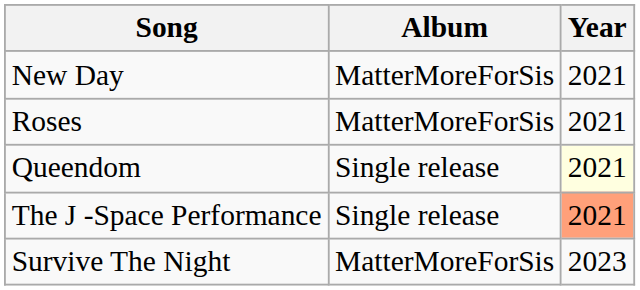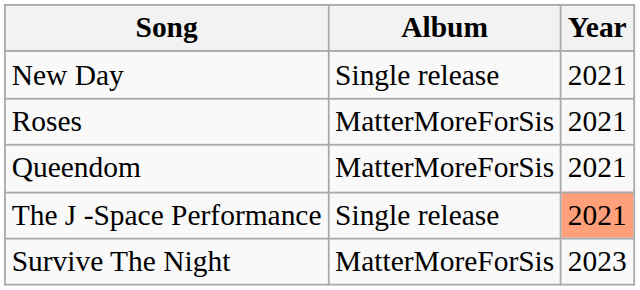(445, 74) MatterMoreForSis -> (417, 74) Single release
(417, 167) Single release -> (445, 167) MatterMoreForSis
(597, 167) lightyellow background -> (597, 167) no background
